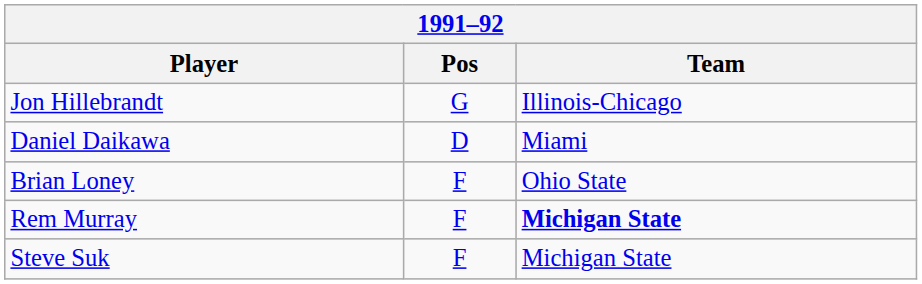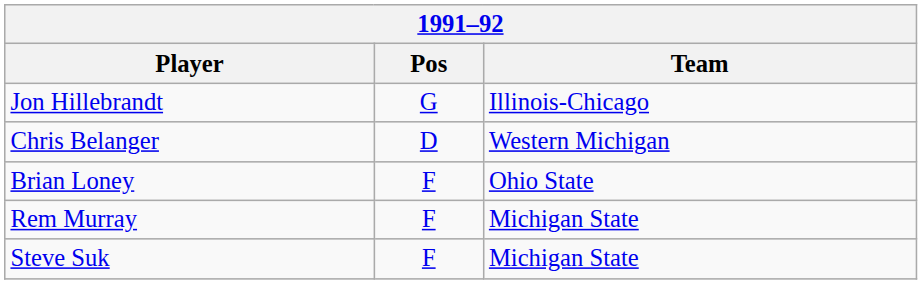+ row: (85, 141)
- row: (90, 141)
(601, 219) bold -> (564, 219) normal
